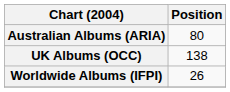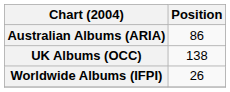(197, 35) 80 -> (197, 35) 86
